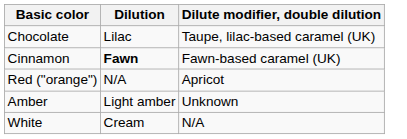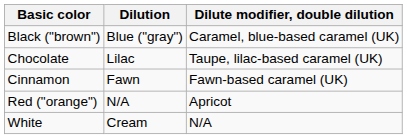+ row: (54, 36)
(121, 58) bold -> (123, 79) normal
- row: (28, 101)
